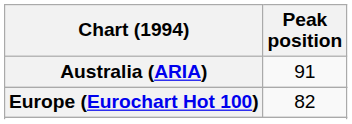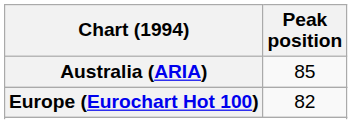(305, 71) 91 -> (305, 71) 85
